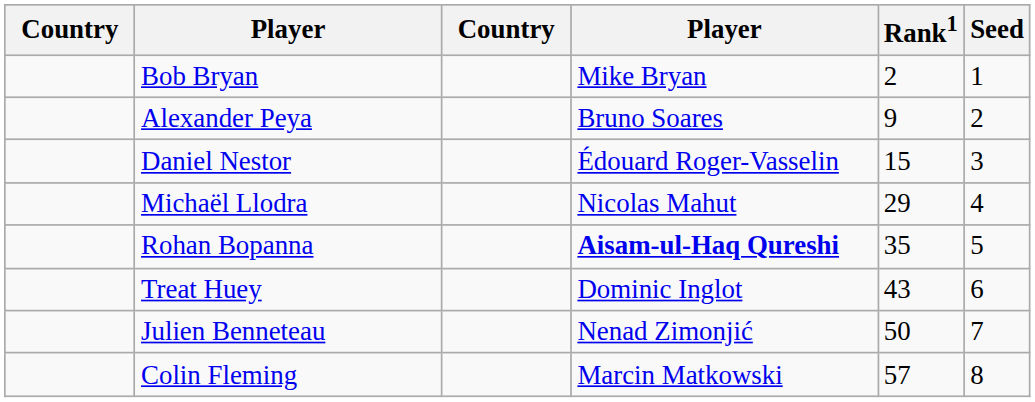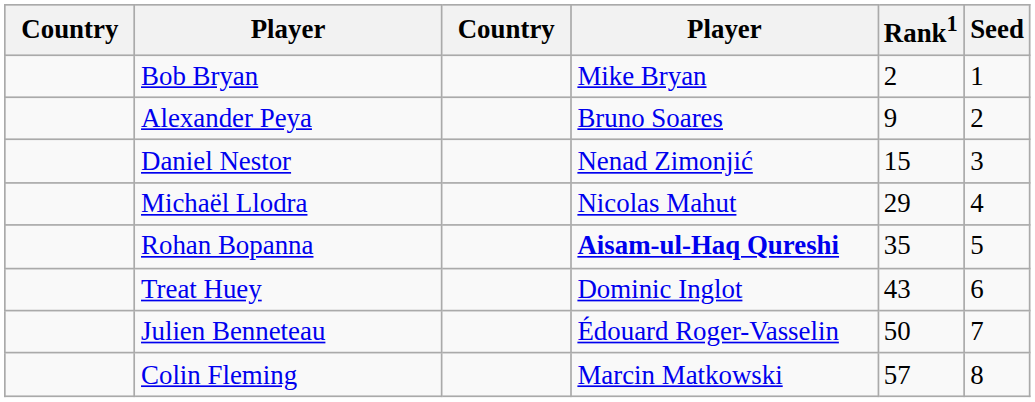(708, 160) Édouard Roger-Vasselin -> (665, 160) Nenad Zimonjić
(665, 331) Nenad Zimonjić -> (708, 331) Édouard Roger-Vasselin
